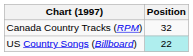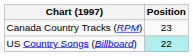(166, 28) 32 -> (166, 28) 23
